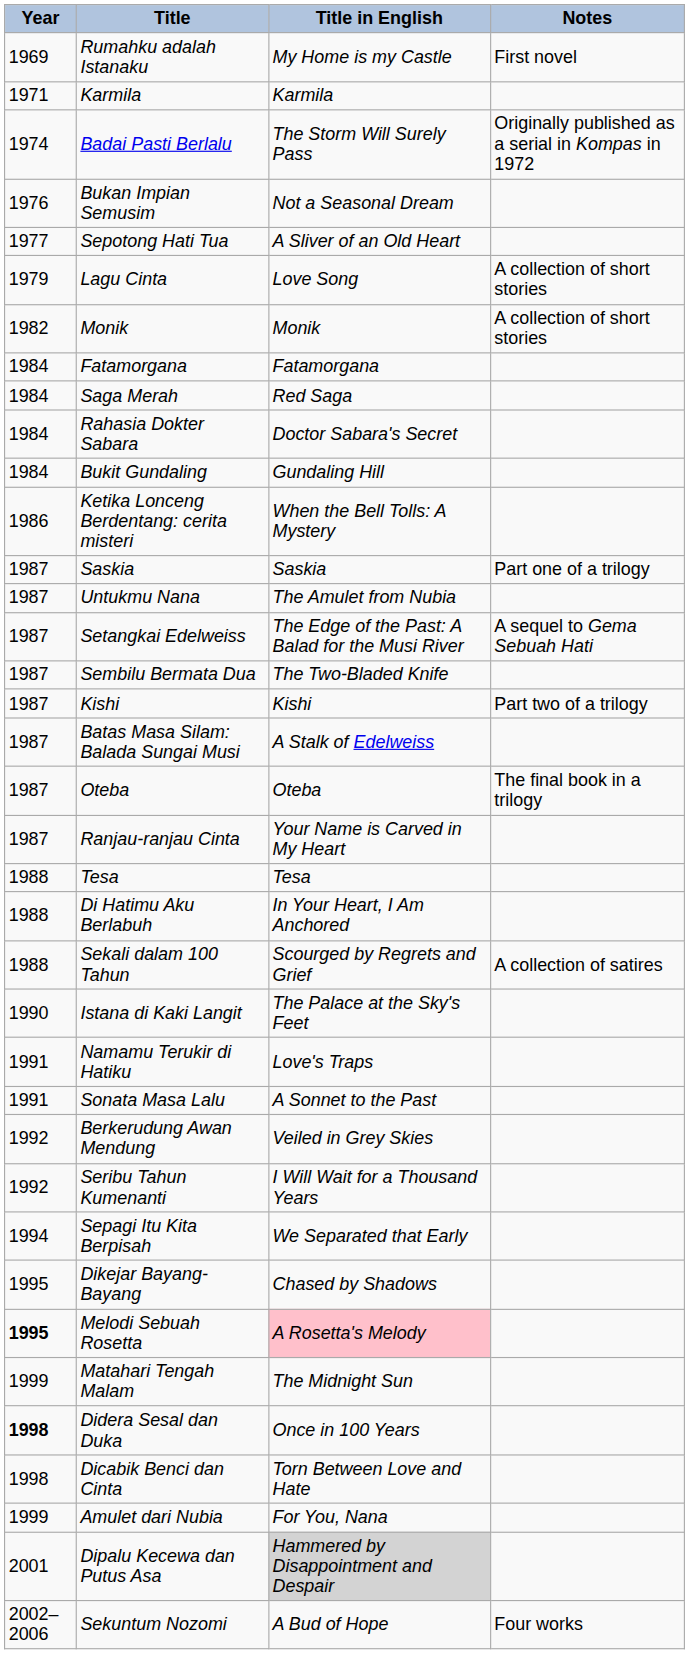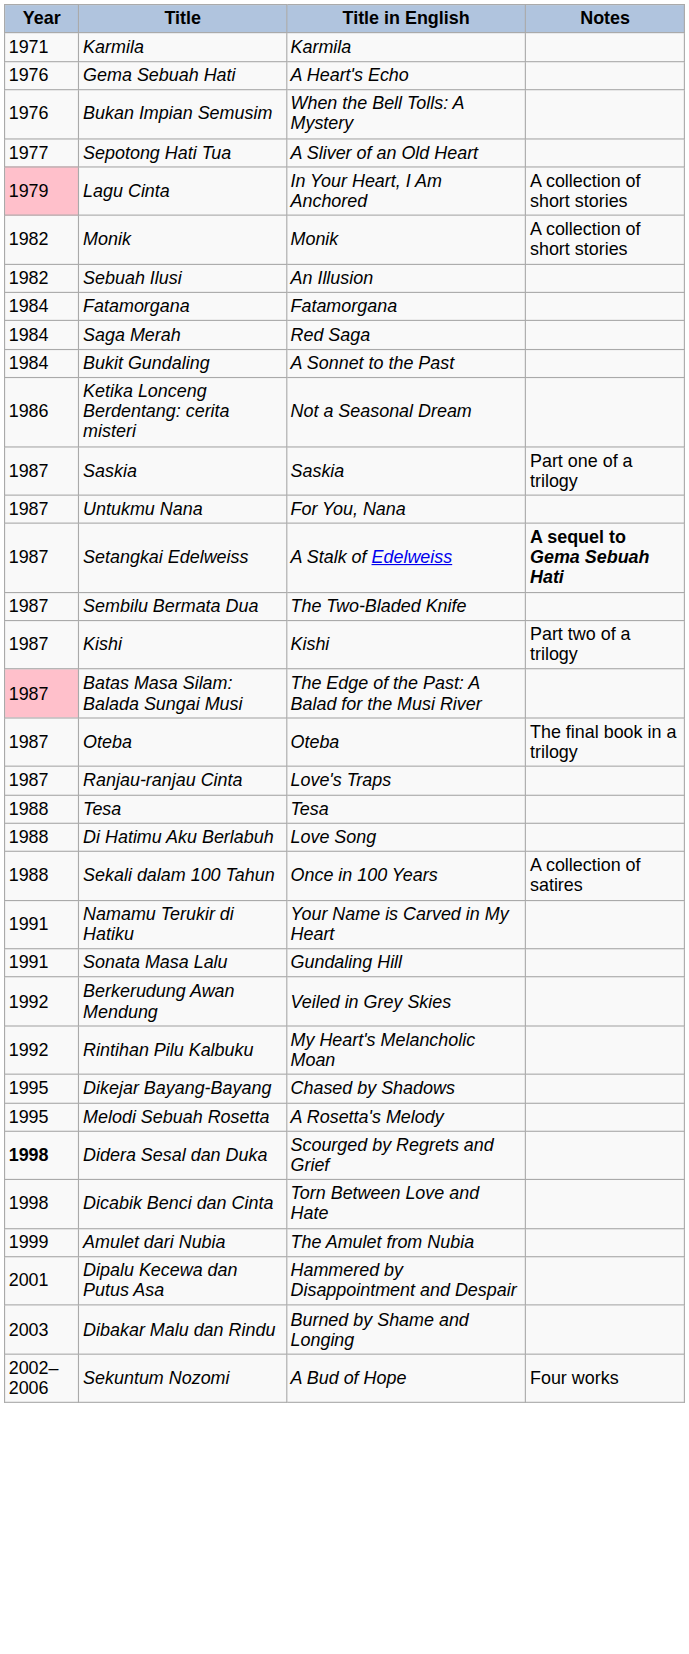- row: (148, 57)
- row: (156, 144)
+ row: (159, 75)
(363, 202) Not a Seasonal Dream -> (377, 114) When the Bell Tolls: A Mystery
(29, 279) no background -> (29, 191) pink background
(315, 279) Love Song -> (366, 191) In Your Heart, I Am Anchored
+ row: (132, 278)
- row: (142, 433)
(328, 472) Gundaling Hill -> (372, 363) A Sonnet to the Past
(359, 521) When the Bell Tolls: A Mystery -> (381, 411) Not a Seasonal Dream
(364, 598) The Amulet from Nubia -> (348, 509) For You, Nana
(368, 636) The Edge of the Past: A Balad for the Musi River -> (371, 557) A Stalk of Edelweiss
(566, 636) normal -> (590, 557) bold
(29, 741) no background -> (29, 693) pink background
(353, 741) A Stalk of Edelweiss -> (386, 693) The Edge of the Past: A Balad for the Musi River
(367, 839) Your Name is Carved in My Heart -> (341, 780) Love's Traps
(348, 916) In Your Heart, I Am Anchored -> (333, 837) Love Song
(374, 964) Scourged by Regrets and Grief -> (364, 875) Once in 100 Years
- row: (161, 1013)
(323, 1061) Love's Traps -> (400, 924) Your Name is Carved in My Heart
(354, 1100) A Sonnet to the Past -> (346, 962) Gundaling Hill
- row: (133, 1187)
+ row: (168, 1049)
- row: (139, 1236)
(29, 1333) bold -> (29, 1116) normal
(349, 1333) pink background -> (367, 1116) no background
- row: (147, 1381)
(346, 1430) Once in 100 Years -> (392, 1155) Scourged by Regrets and Grief
(330, 1517) For You, Nana -> (382, 1242) The Amulet from Nubia
(352, 1565) lightgrey background -> (404, 1280) no background
+ row: (179, 1329)
